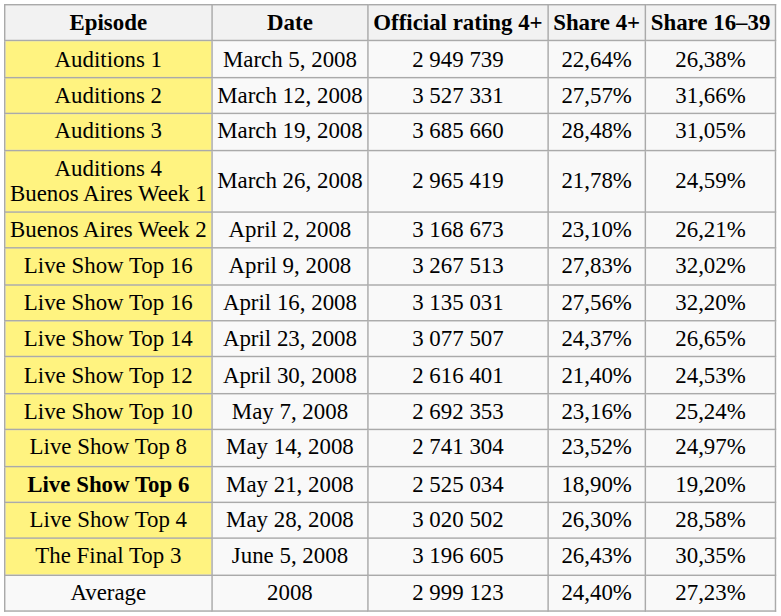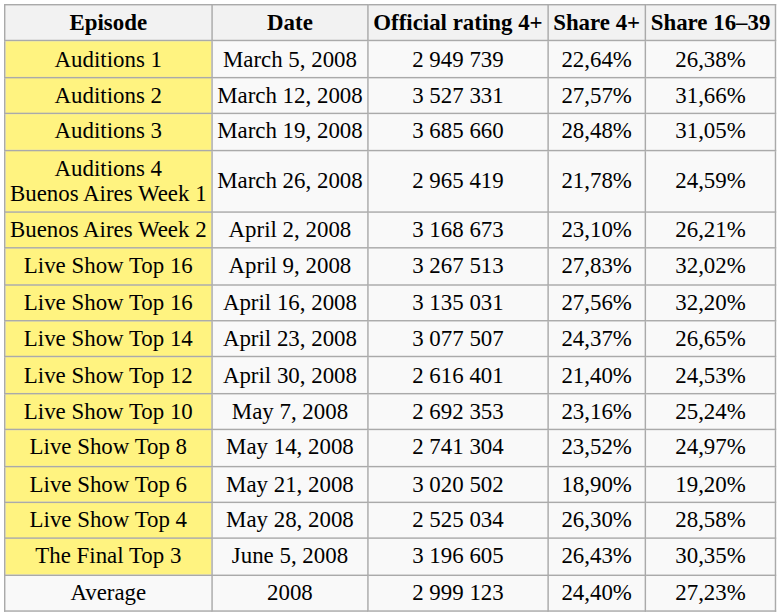(108, 483) bold -> (108, 483) normal
(458, 483) 2 525 034 -> (458, 483) 3 020 502
(458, 520) 3 020 502 -> (458, 520) 2 525 034
